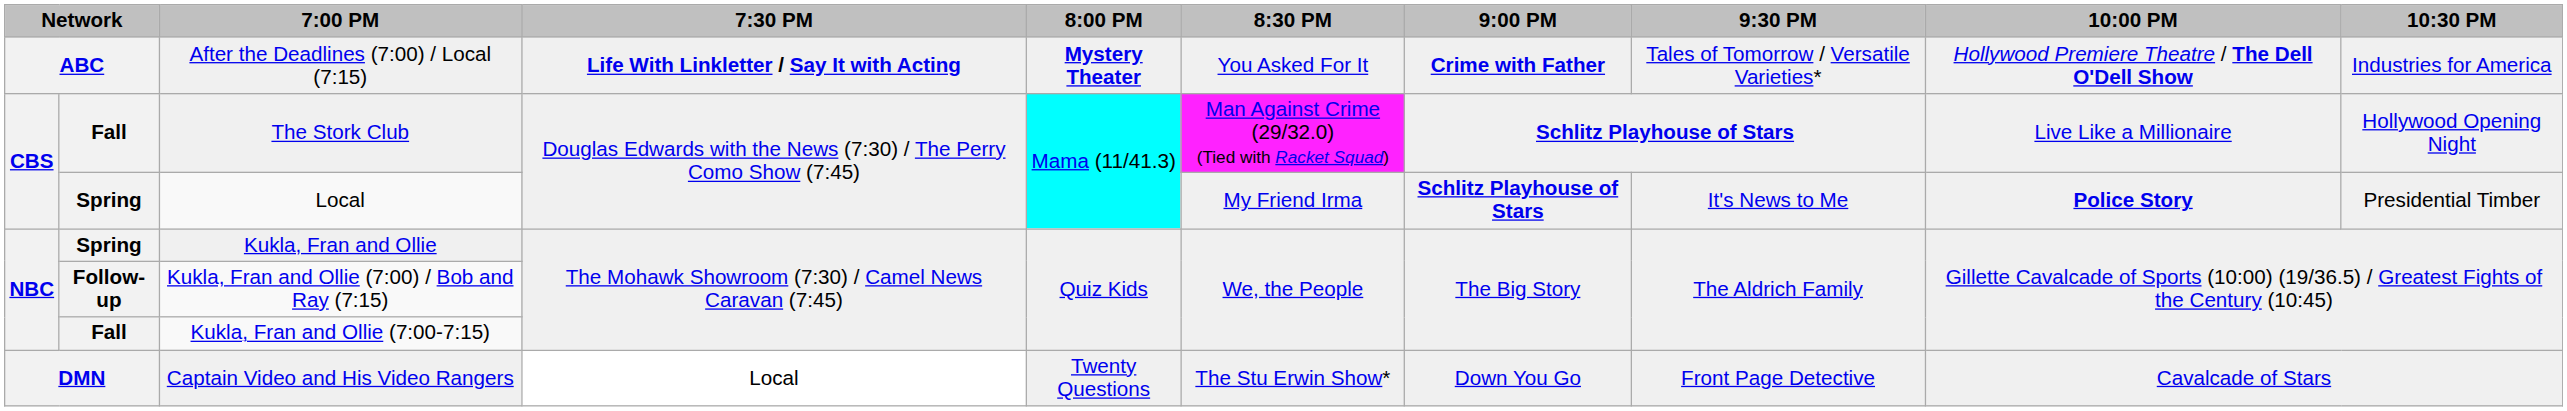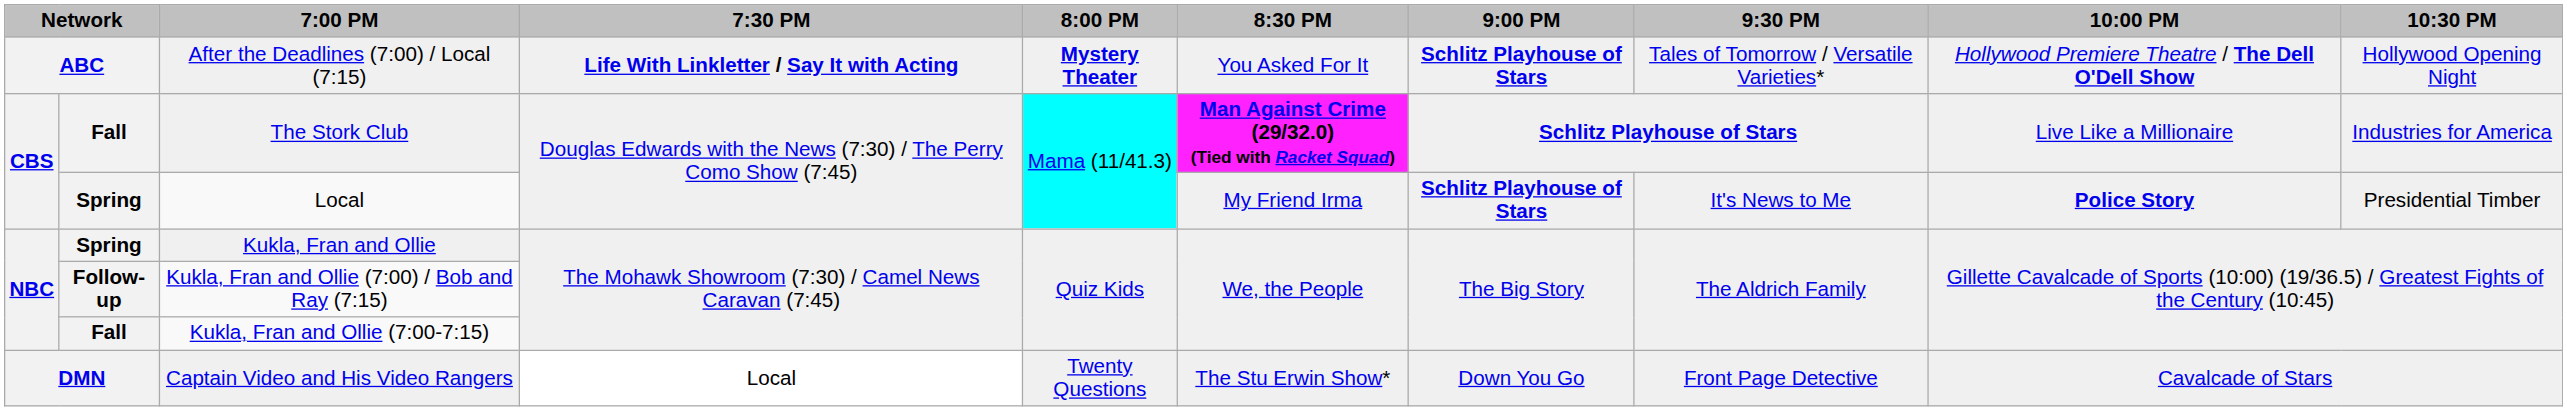(1518, 65) Crime with Father -> (1521, 65) Schlitz Playhouse of Stars
(2452, 65) Industries for America -> (2452, 65) Hollywood Opening Night
(1293, 132) normal -> (1293, 132) bold
(2452, 132) Hollywood Opening Night -> (2452, 132) Industries for America
